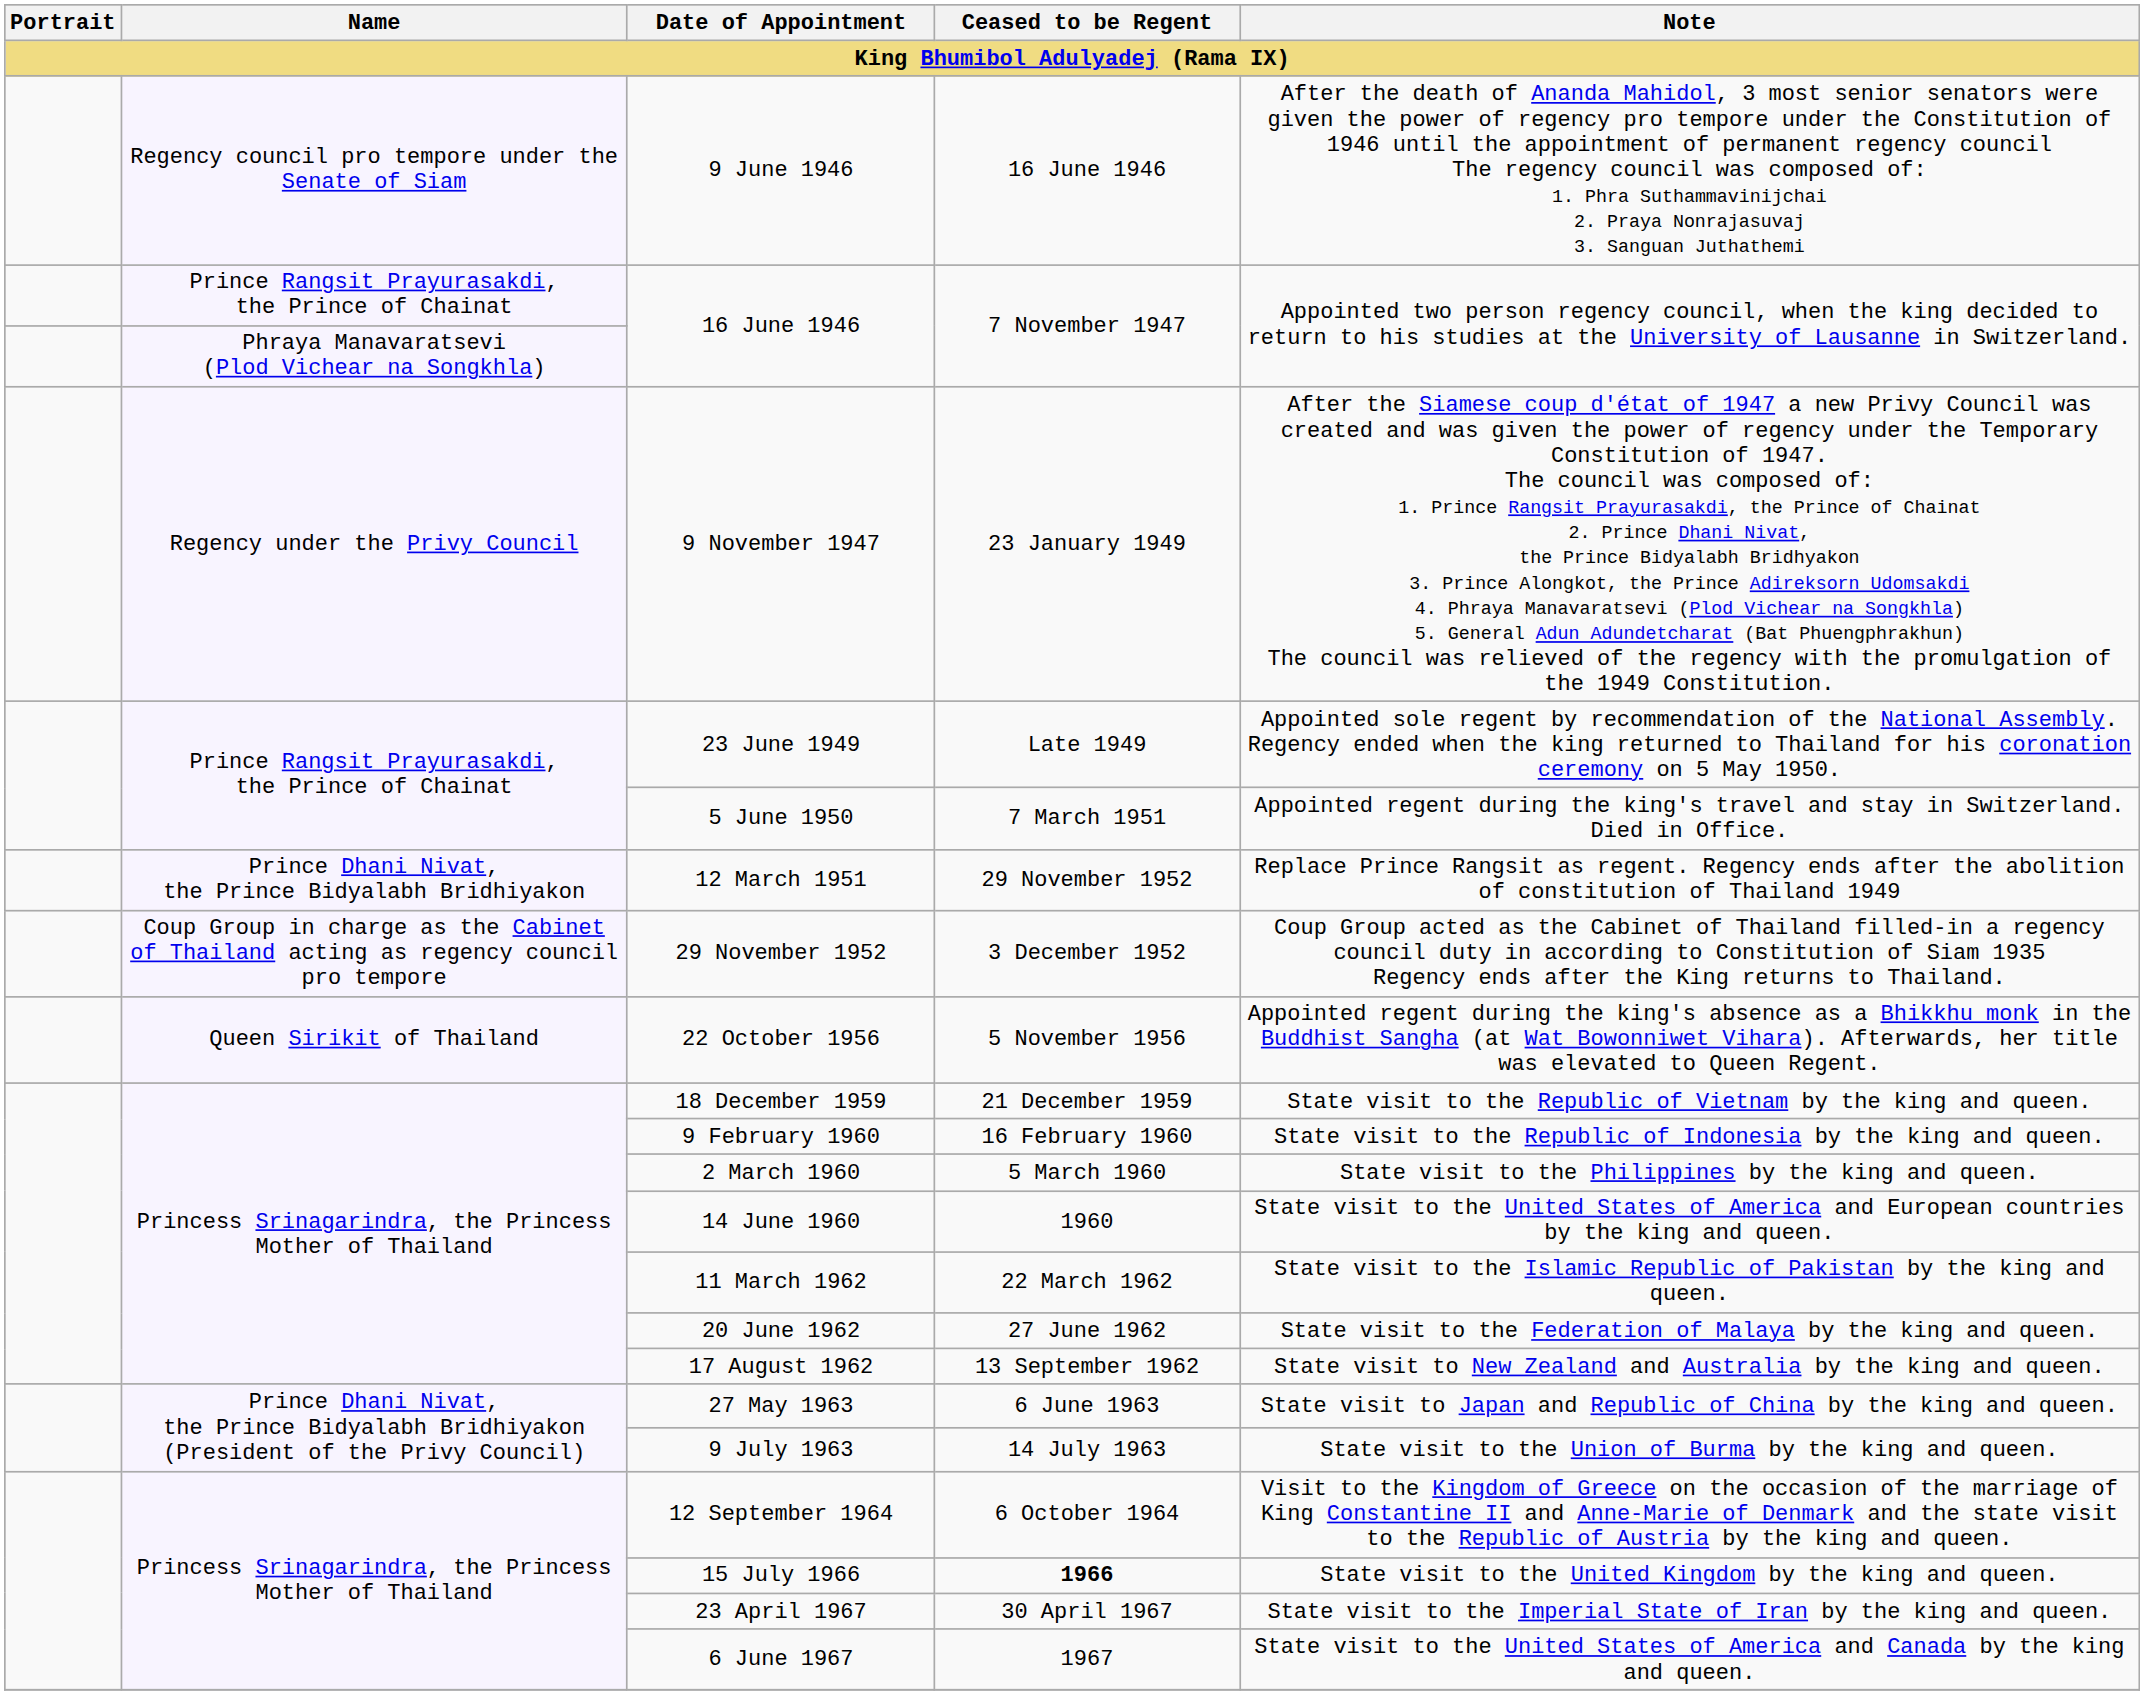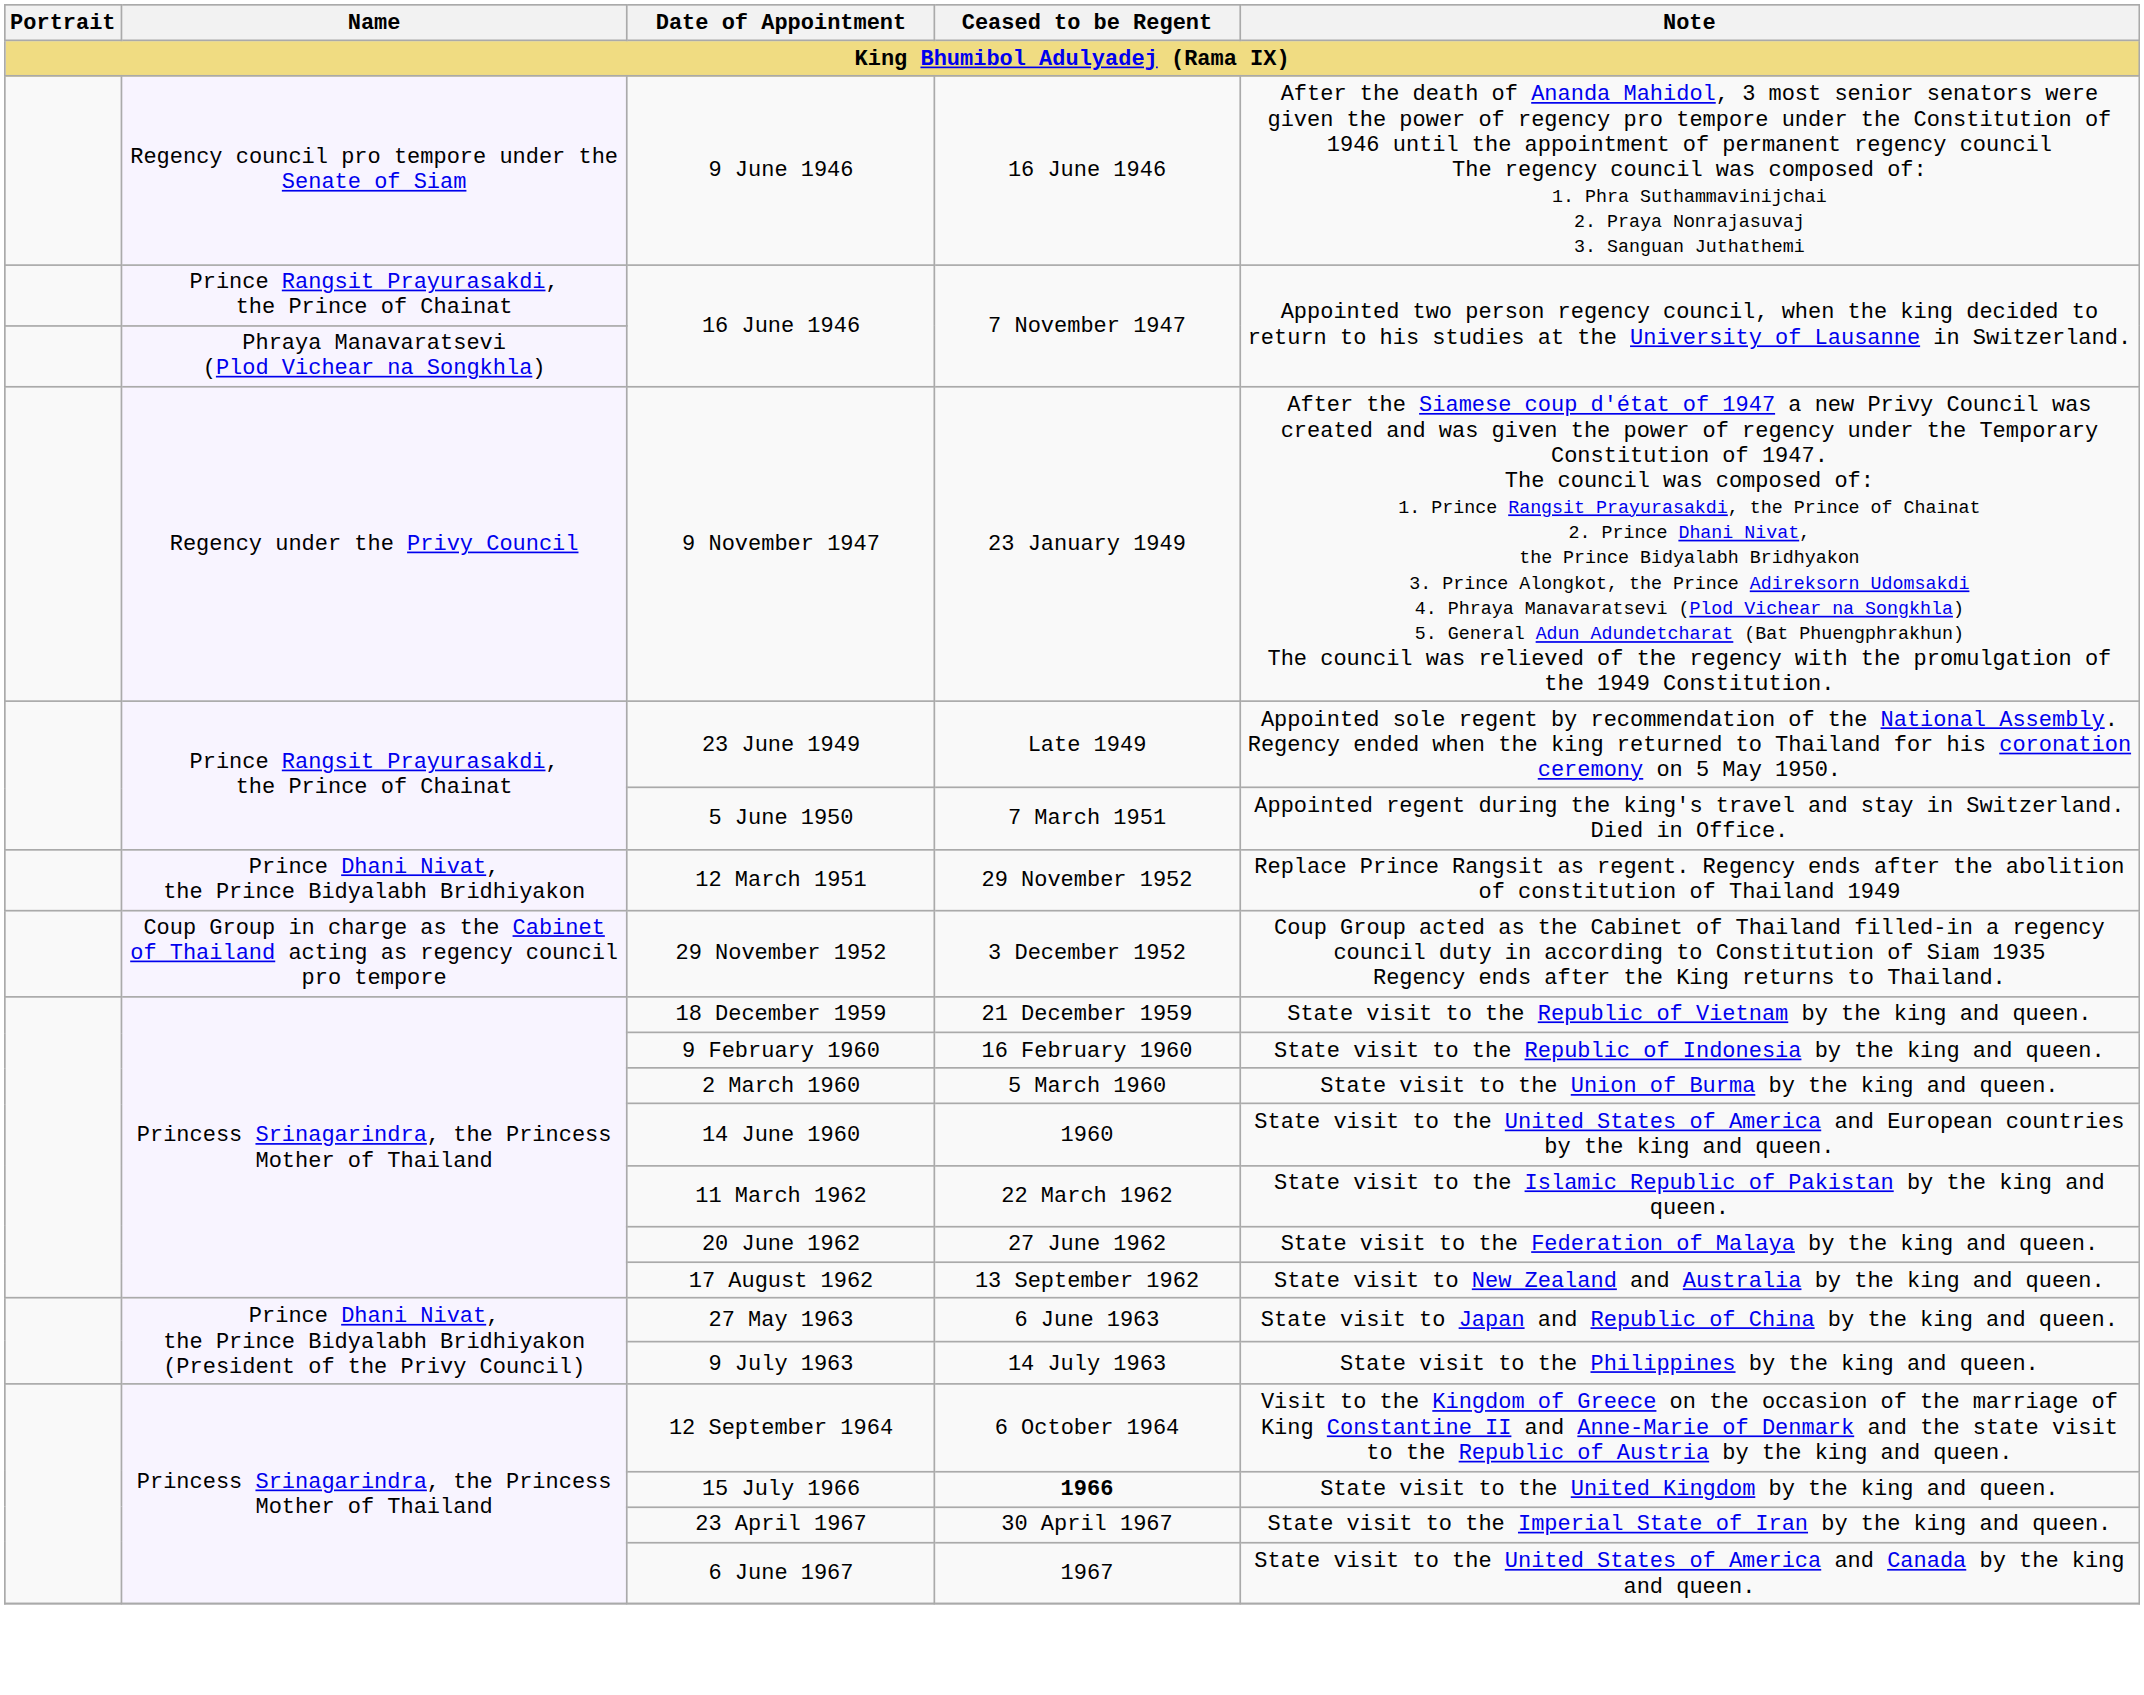- row: (374, 1040)
(1689, 1173) State visit to the Philippines by the king and queen. -> (1689, 1086) State visit to the Union of Burma by the king and queen.
(1689, 1449) State visit to the Union of Burma by the king and queen. -> (1689, 1363) State visit to the Philippines by the king and queen.
